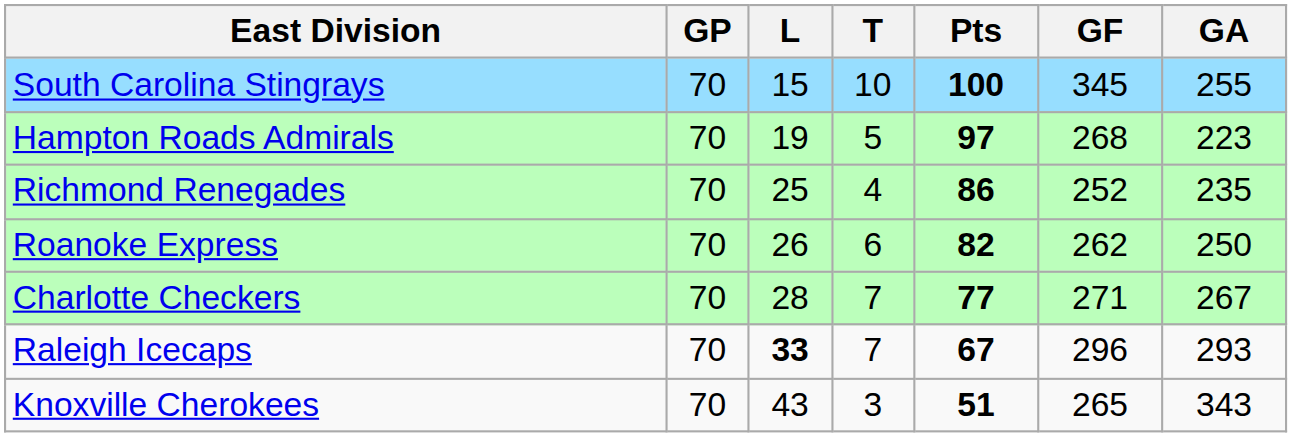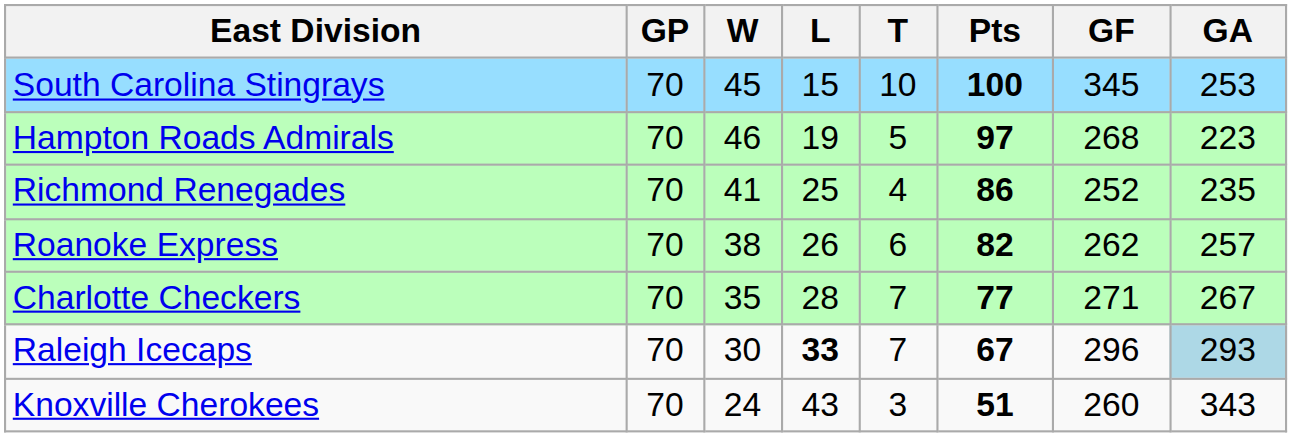+ column: (743, 31)
(1224, 84) 255 -> (1228, 84) 253
(1224, 244) 250 -> (1228, 244) 257
(1224, 350) no background -> (1228, 350) lightblue background
(1100, 404) 265 -> (1111, 404) 260
